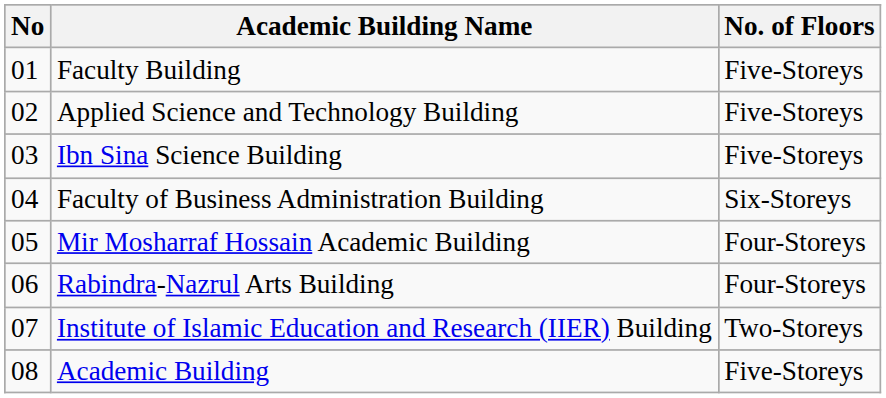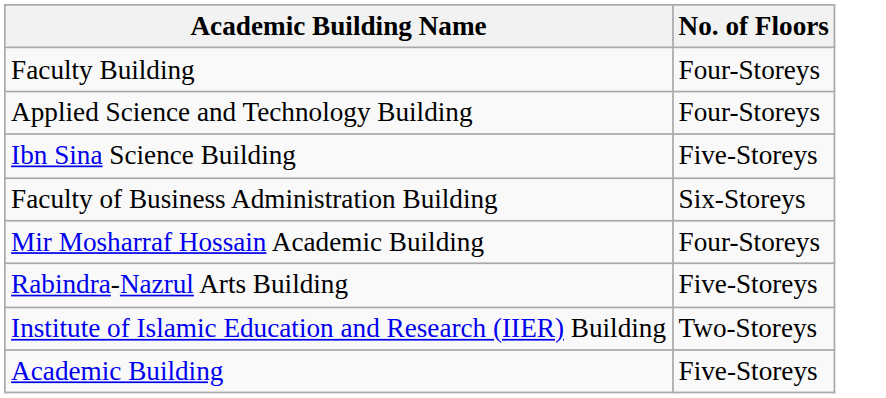- column: (28, 26)
(794, 69) Five-Storeys -> (749, 69) Four-Storeys
(794, 112) Five-Storeys -> (749, 112) Four-Storeys
(795, 284) Four-Storeys -> (748, 284) Five-Storeys
